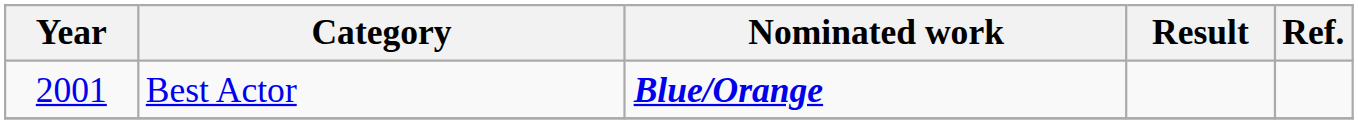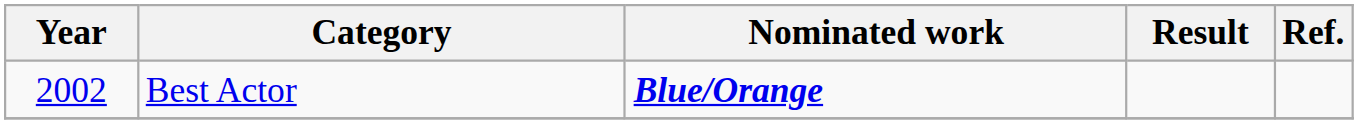(71, 88) 2001 -> (71, 88) 2002
